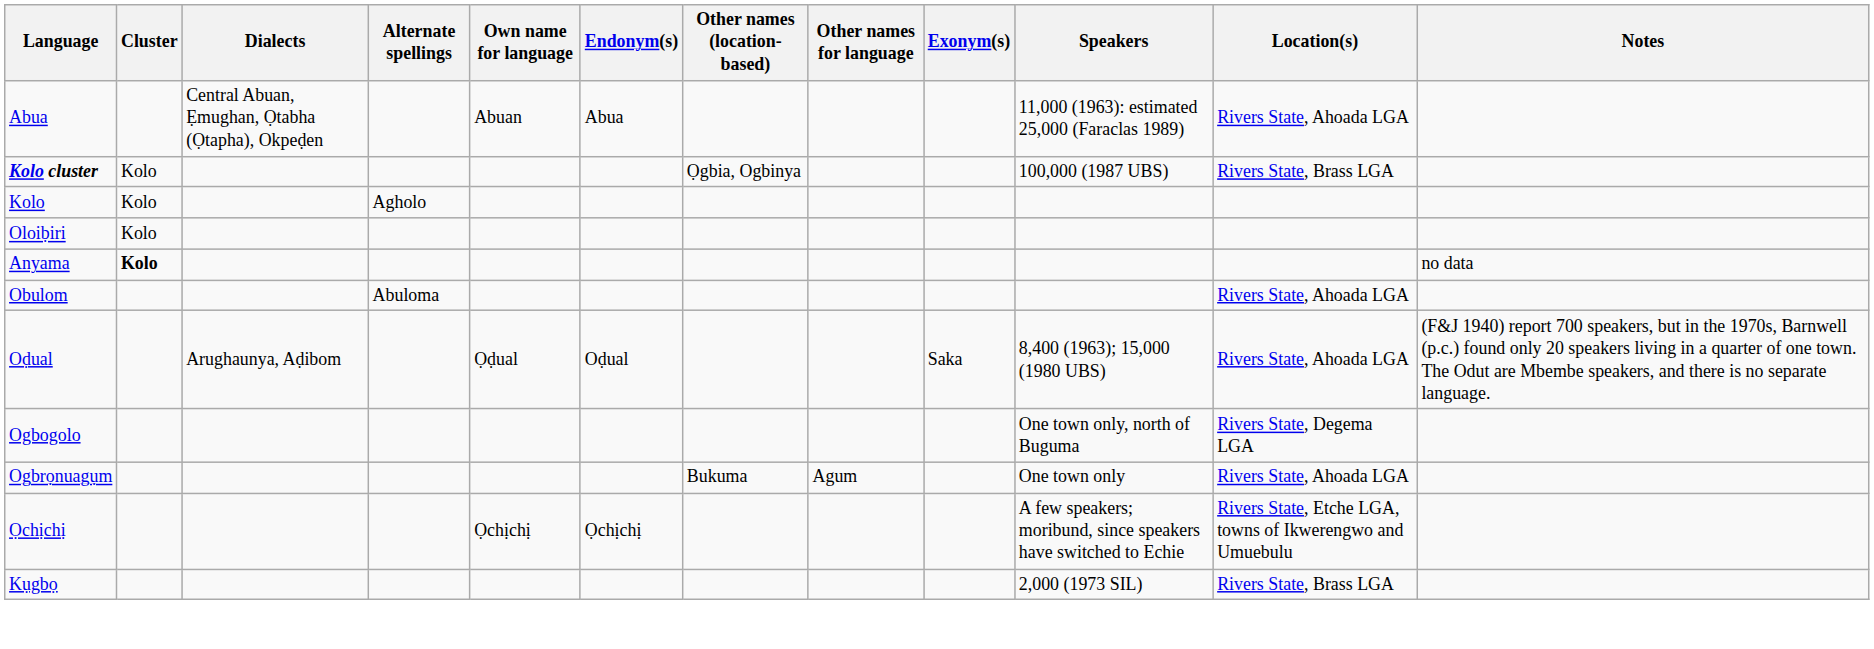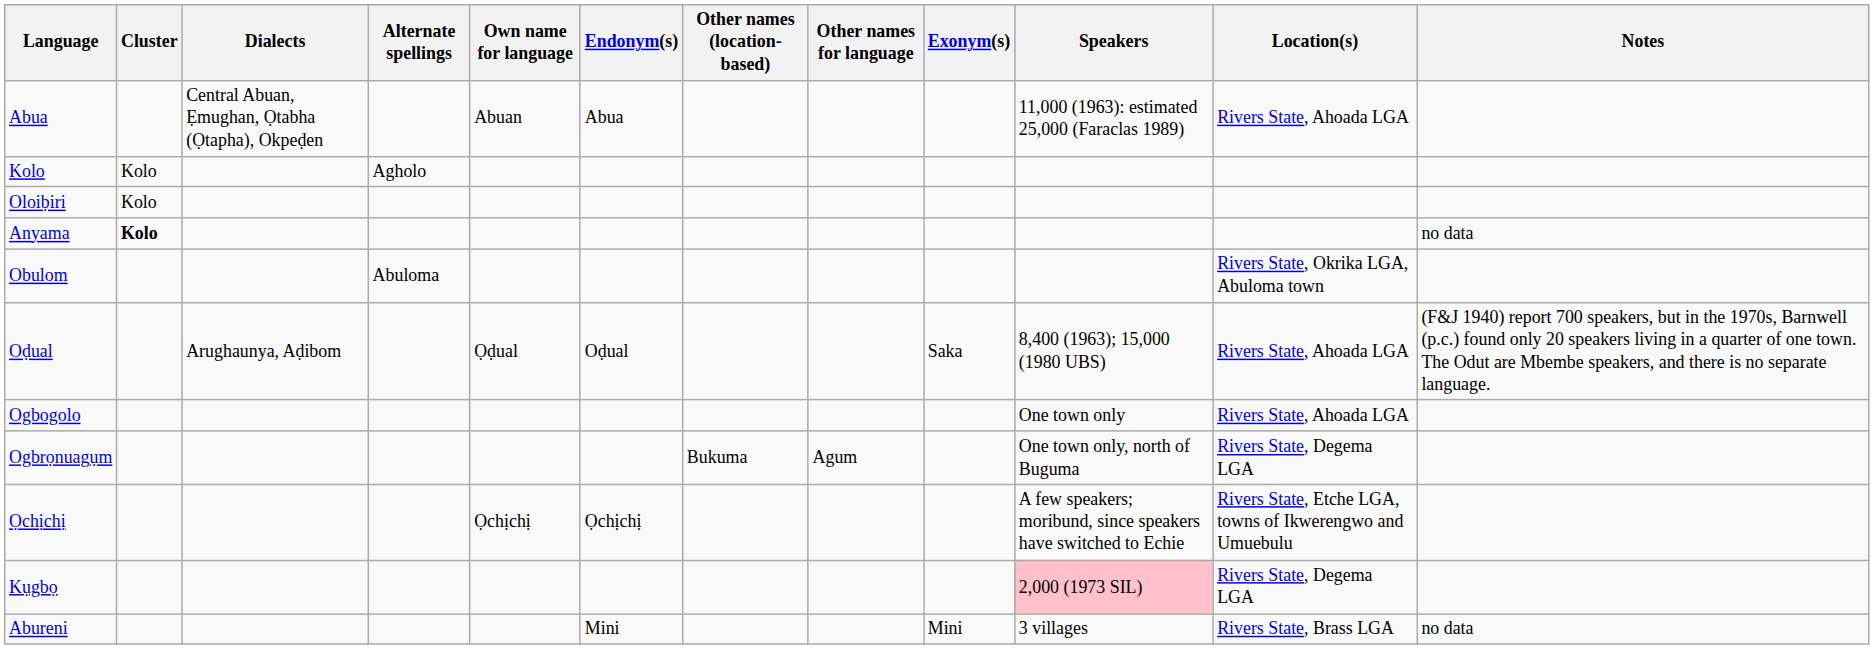- row: (54, 171)
(1313, 295) Rivers State, Ahoada LGA -> (1313, 275) Rivers State, Okrika LGA, Abuloma town
(1104, 435) One town only, north of Buguma -> (1072, 415) One town only
(1295, 435) Rivers State, Degema LGA -> (1313, 415) Rivers State, Ahoada LGA
(1072, 477) One town only -> (1104, 457) One town only, north of Buguma
(1313, 477) Rivers State, Ahoada LGA -> (1295, 457) Rivers State, Degema LGA
(1081, 584) no background -> (1081, 586) pink background
(1306, 584) Rivers State, Brass LGA -> (1295, 586) Rivers State, Degema LGA
+ row: (38, 628)
